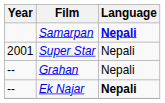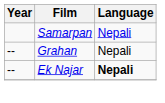(119, 32) bold -> (114, 32) normal
- row: (67, 51)
